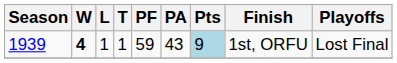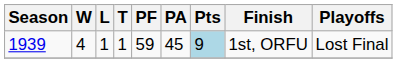(81, 44) bold -> (81, 44) normal
(174, 44) 43 -> (174, 44) 45
